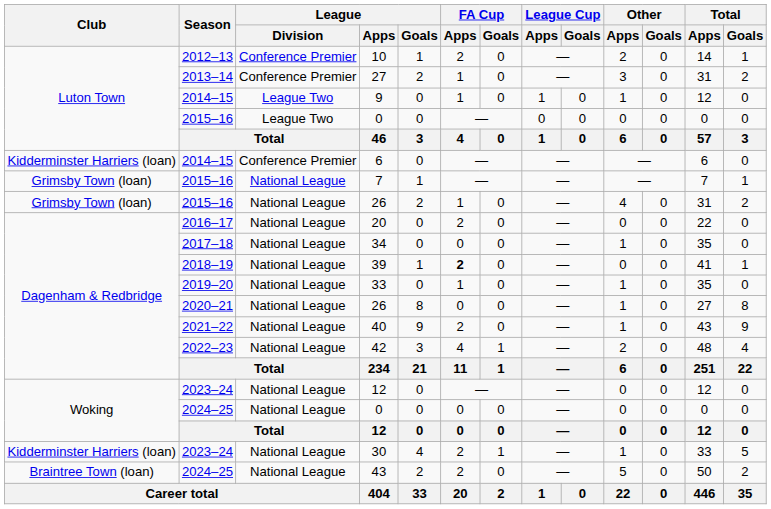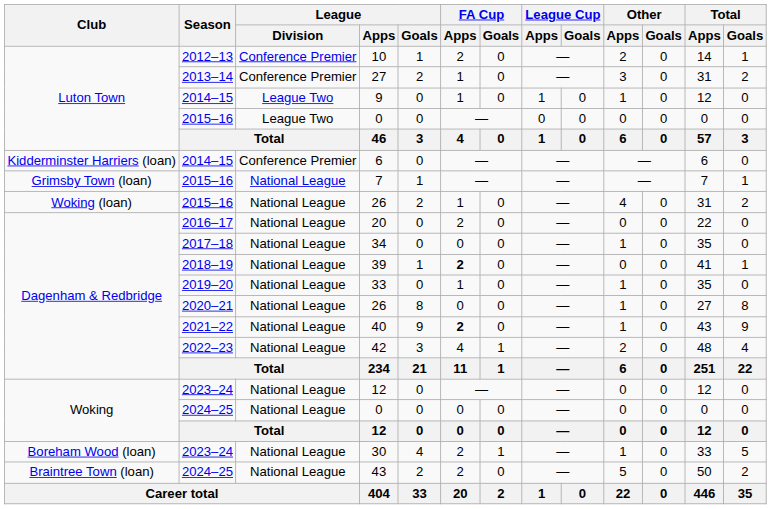(92, 202) Grimsby Town (loan) -> (92, 202) Woking (loan)
(460, 327) normal -> (460, 327) bold
(92, 451) Kidderminster Harriers (loan) -> (92, 451) Boreham Wood (loan)
